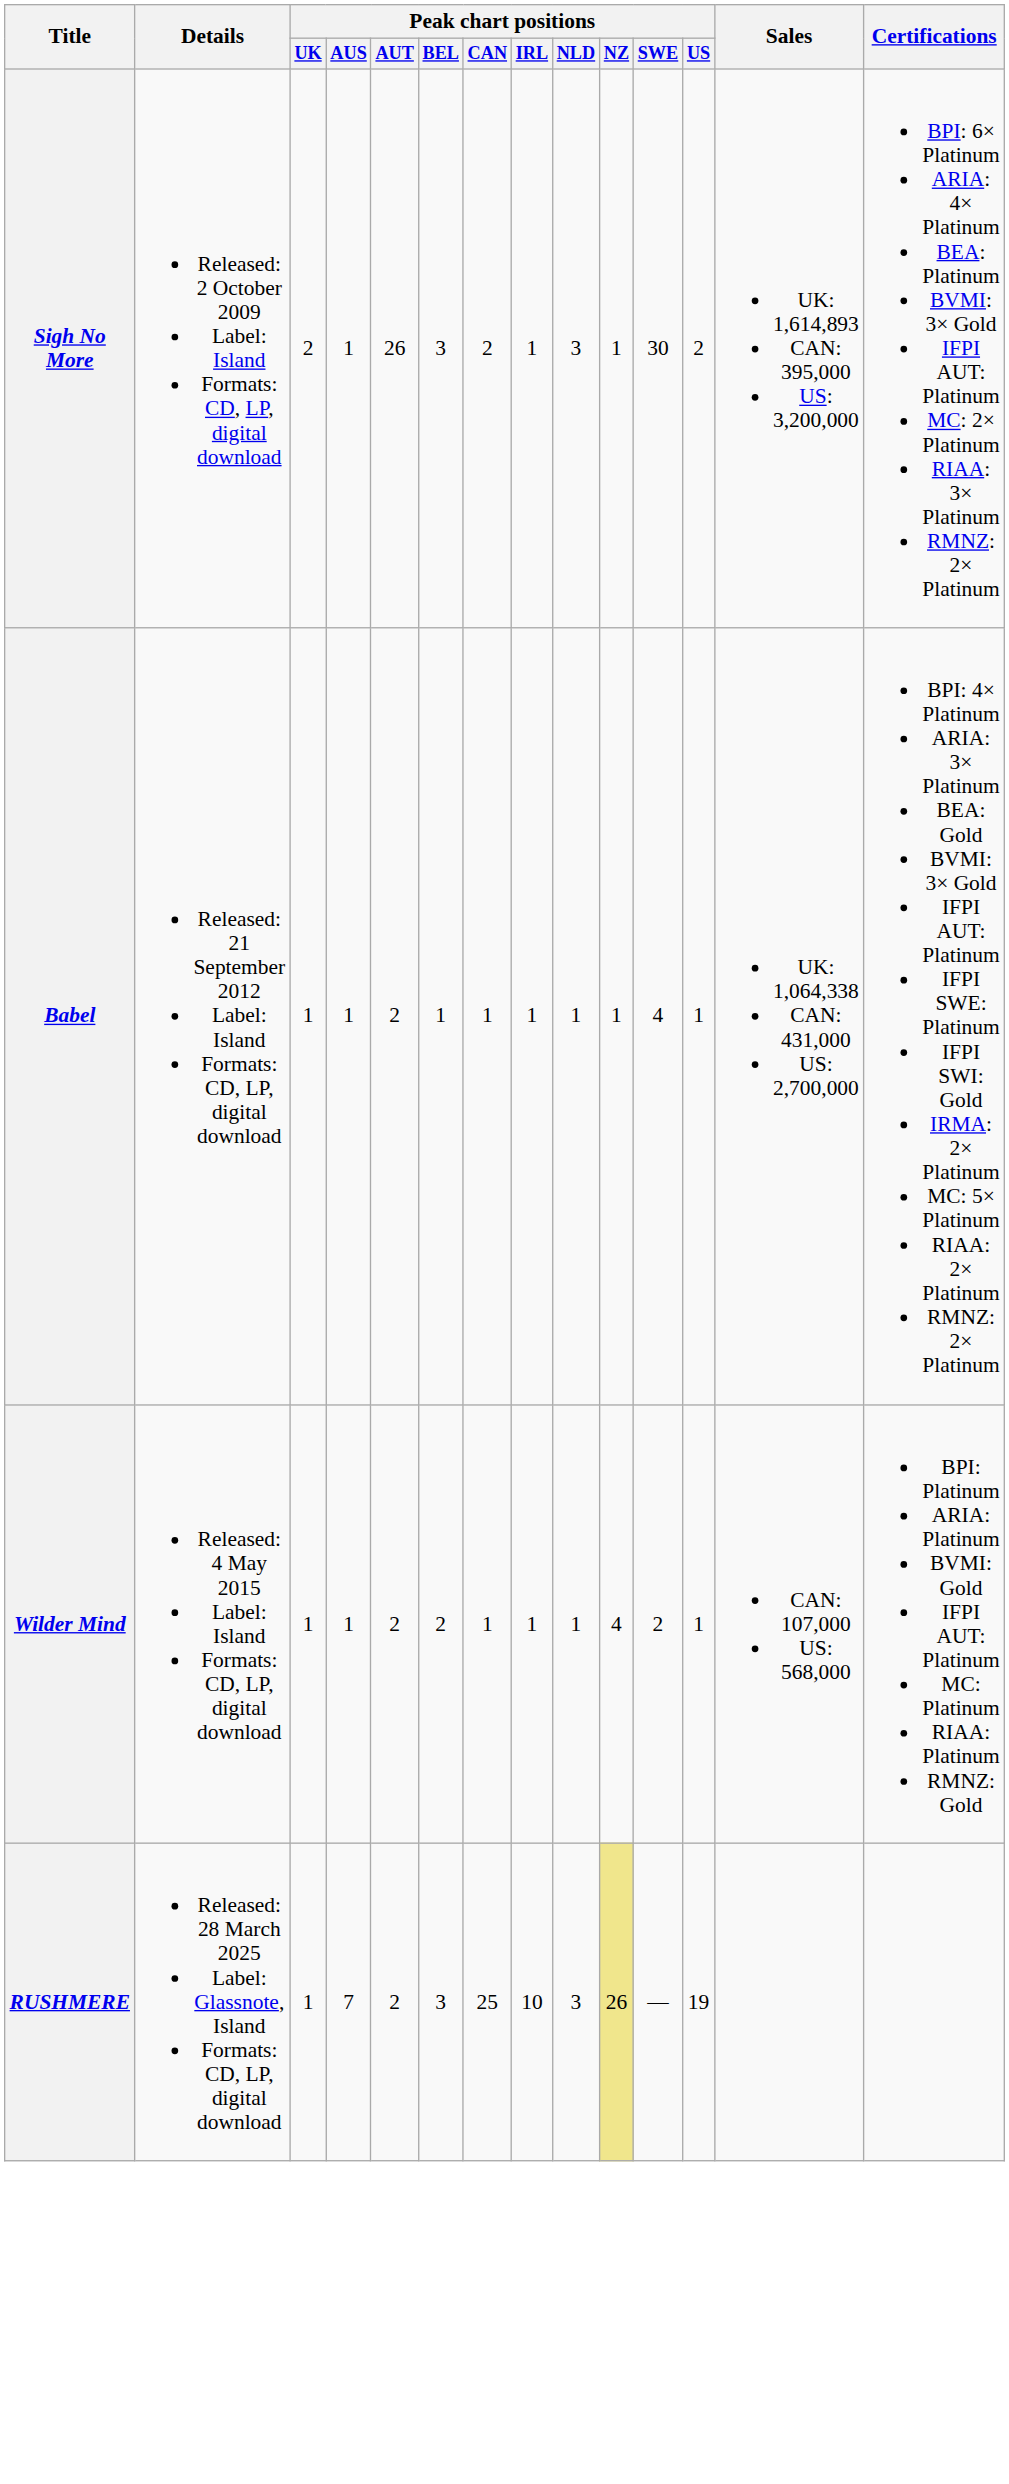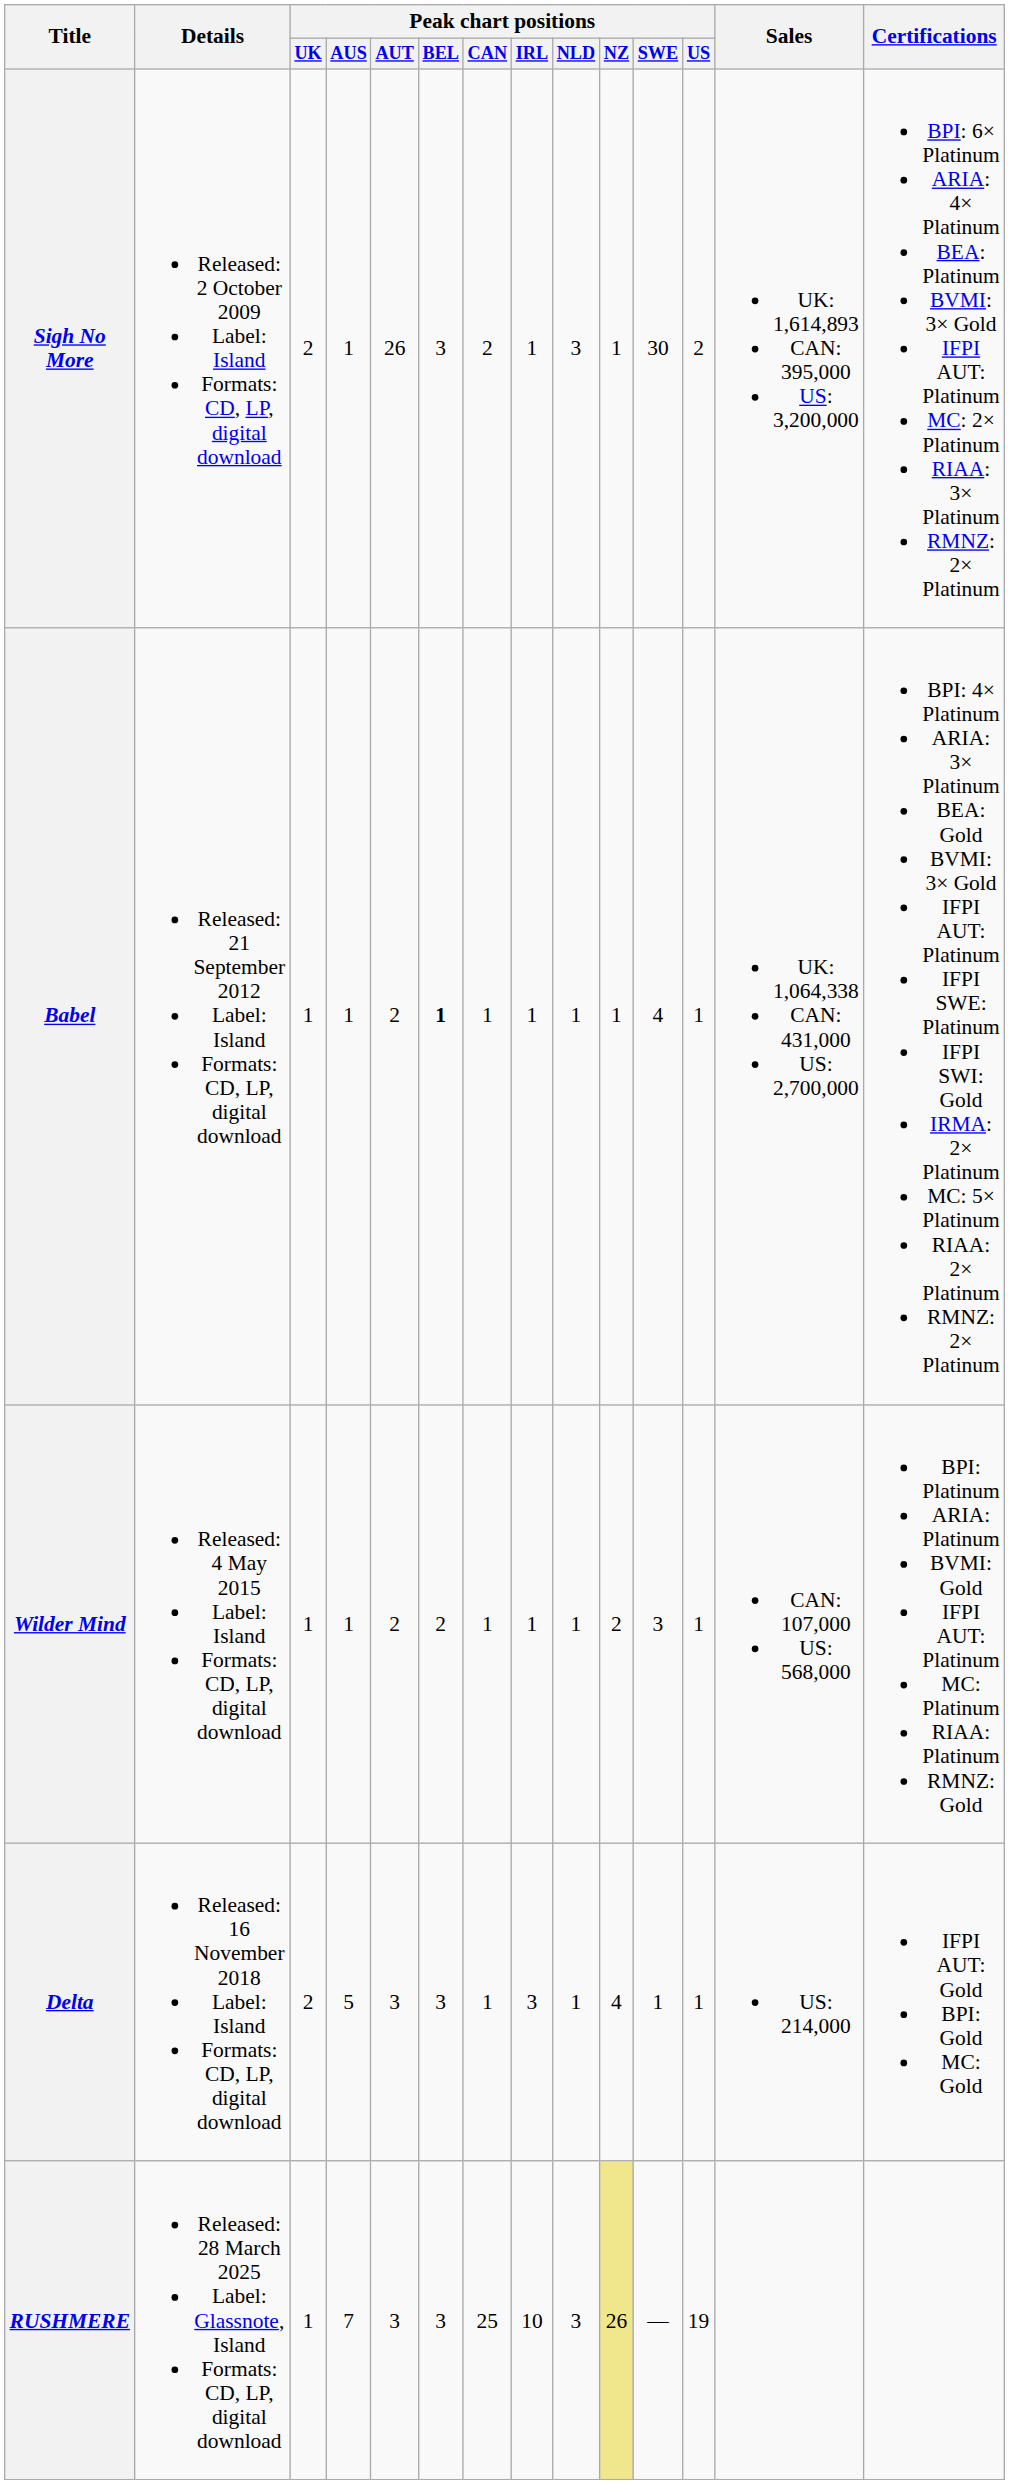(441, 1016) normal -> (441, 1016) bold
(616, 1623) 4 -> (616, 1623) 2
(658, 1623) 2 -> (658, 1623) 3
+ row: (70, 2001)
(395, 2001) 2 -> (395, 2320) 3
